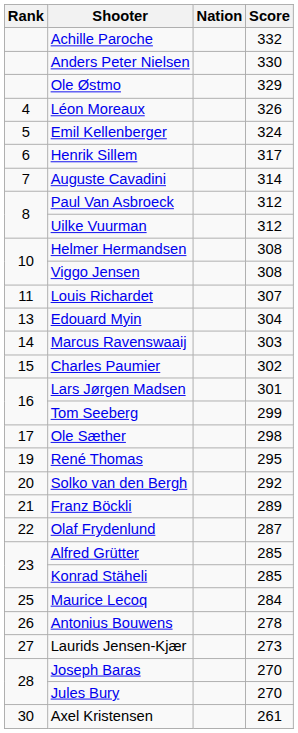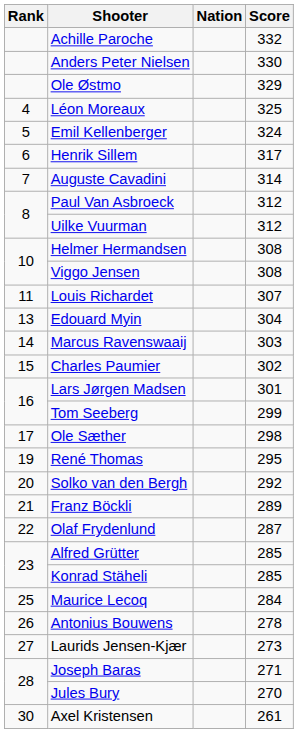(270, 109) 326 -> (270, 109) 325
(270, 669) 270 -> (270, 669) 271
